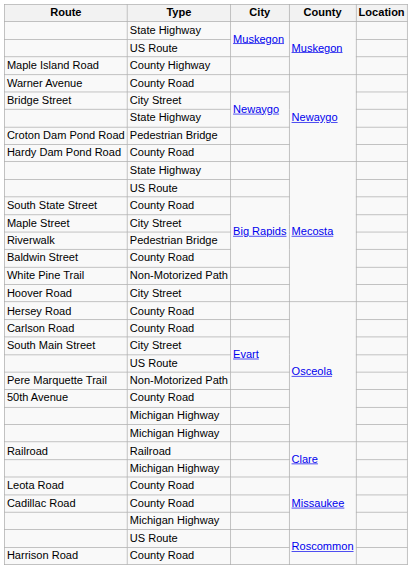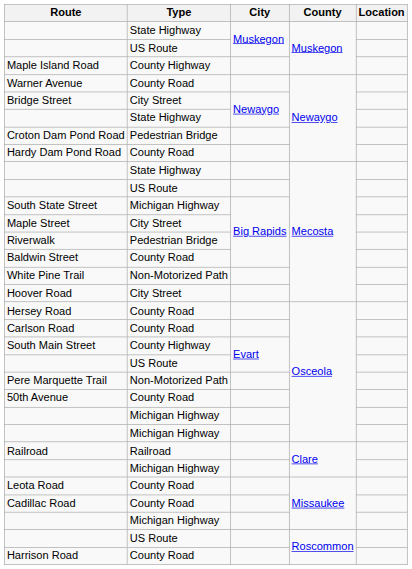(162, 205) County Road -> (175, 205) Michigan Highway
(156, 345) City Street -> (170, 345) County Highway
